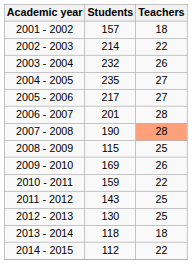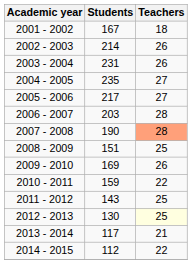(110, 30) 157 -> (110, 30) 167
(161, 47) 22 -> (161, 47) 26
(110, 64) 232 -> (110, 64) 231
(110, 115) 201 -> (110, 115) 203
(110, 149) 115 -> (110, 149) 151
(161, 217) no background -> (161, 217) lightyellow background
(110, 234) 118 -> (110, 234) 117
(161, 234) 18 -> (161, 234) 21
